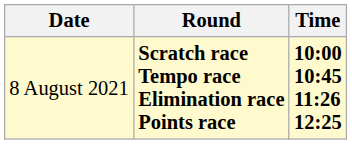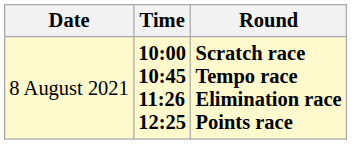columns swapped: (318, 20) <-> (211, 20)
